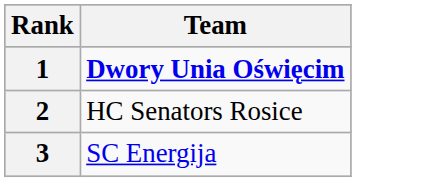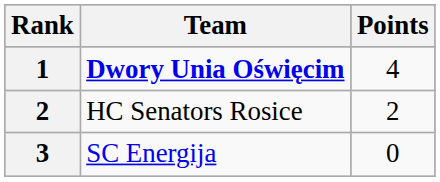+ column: (393, 25)
